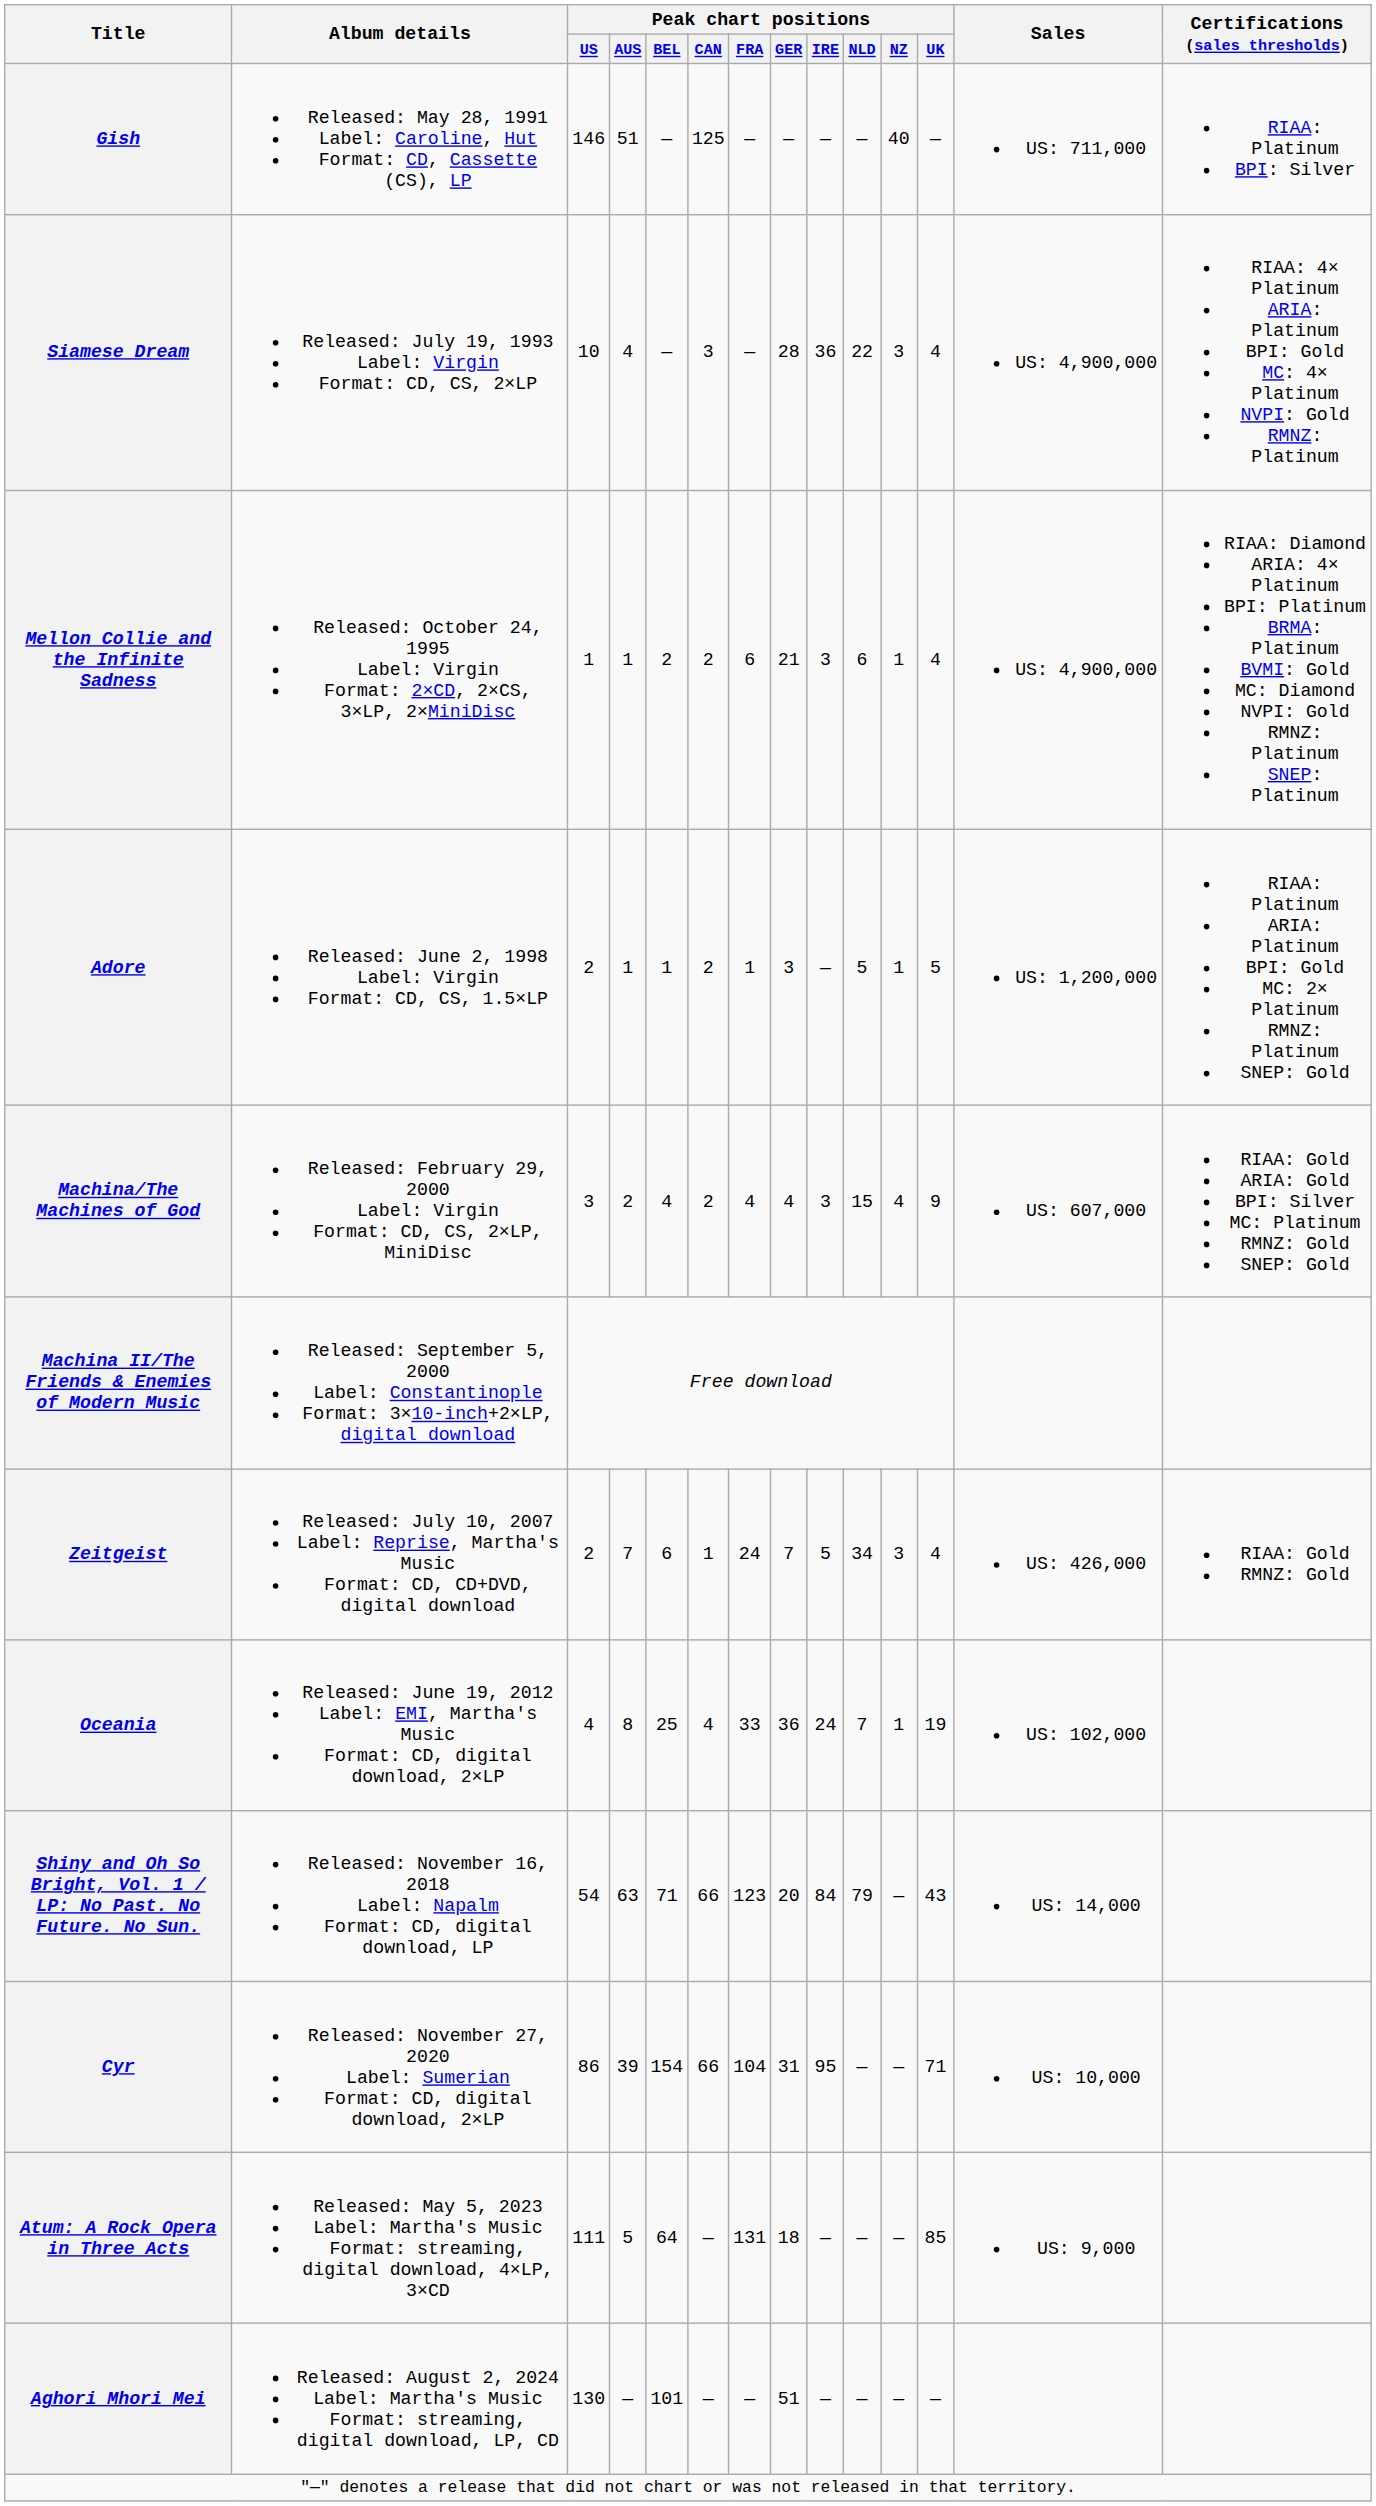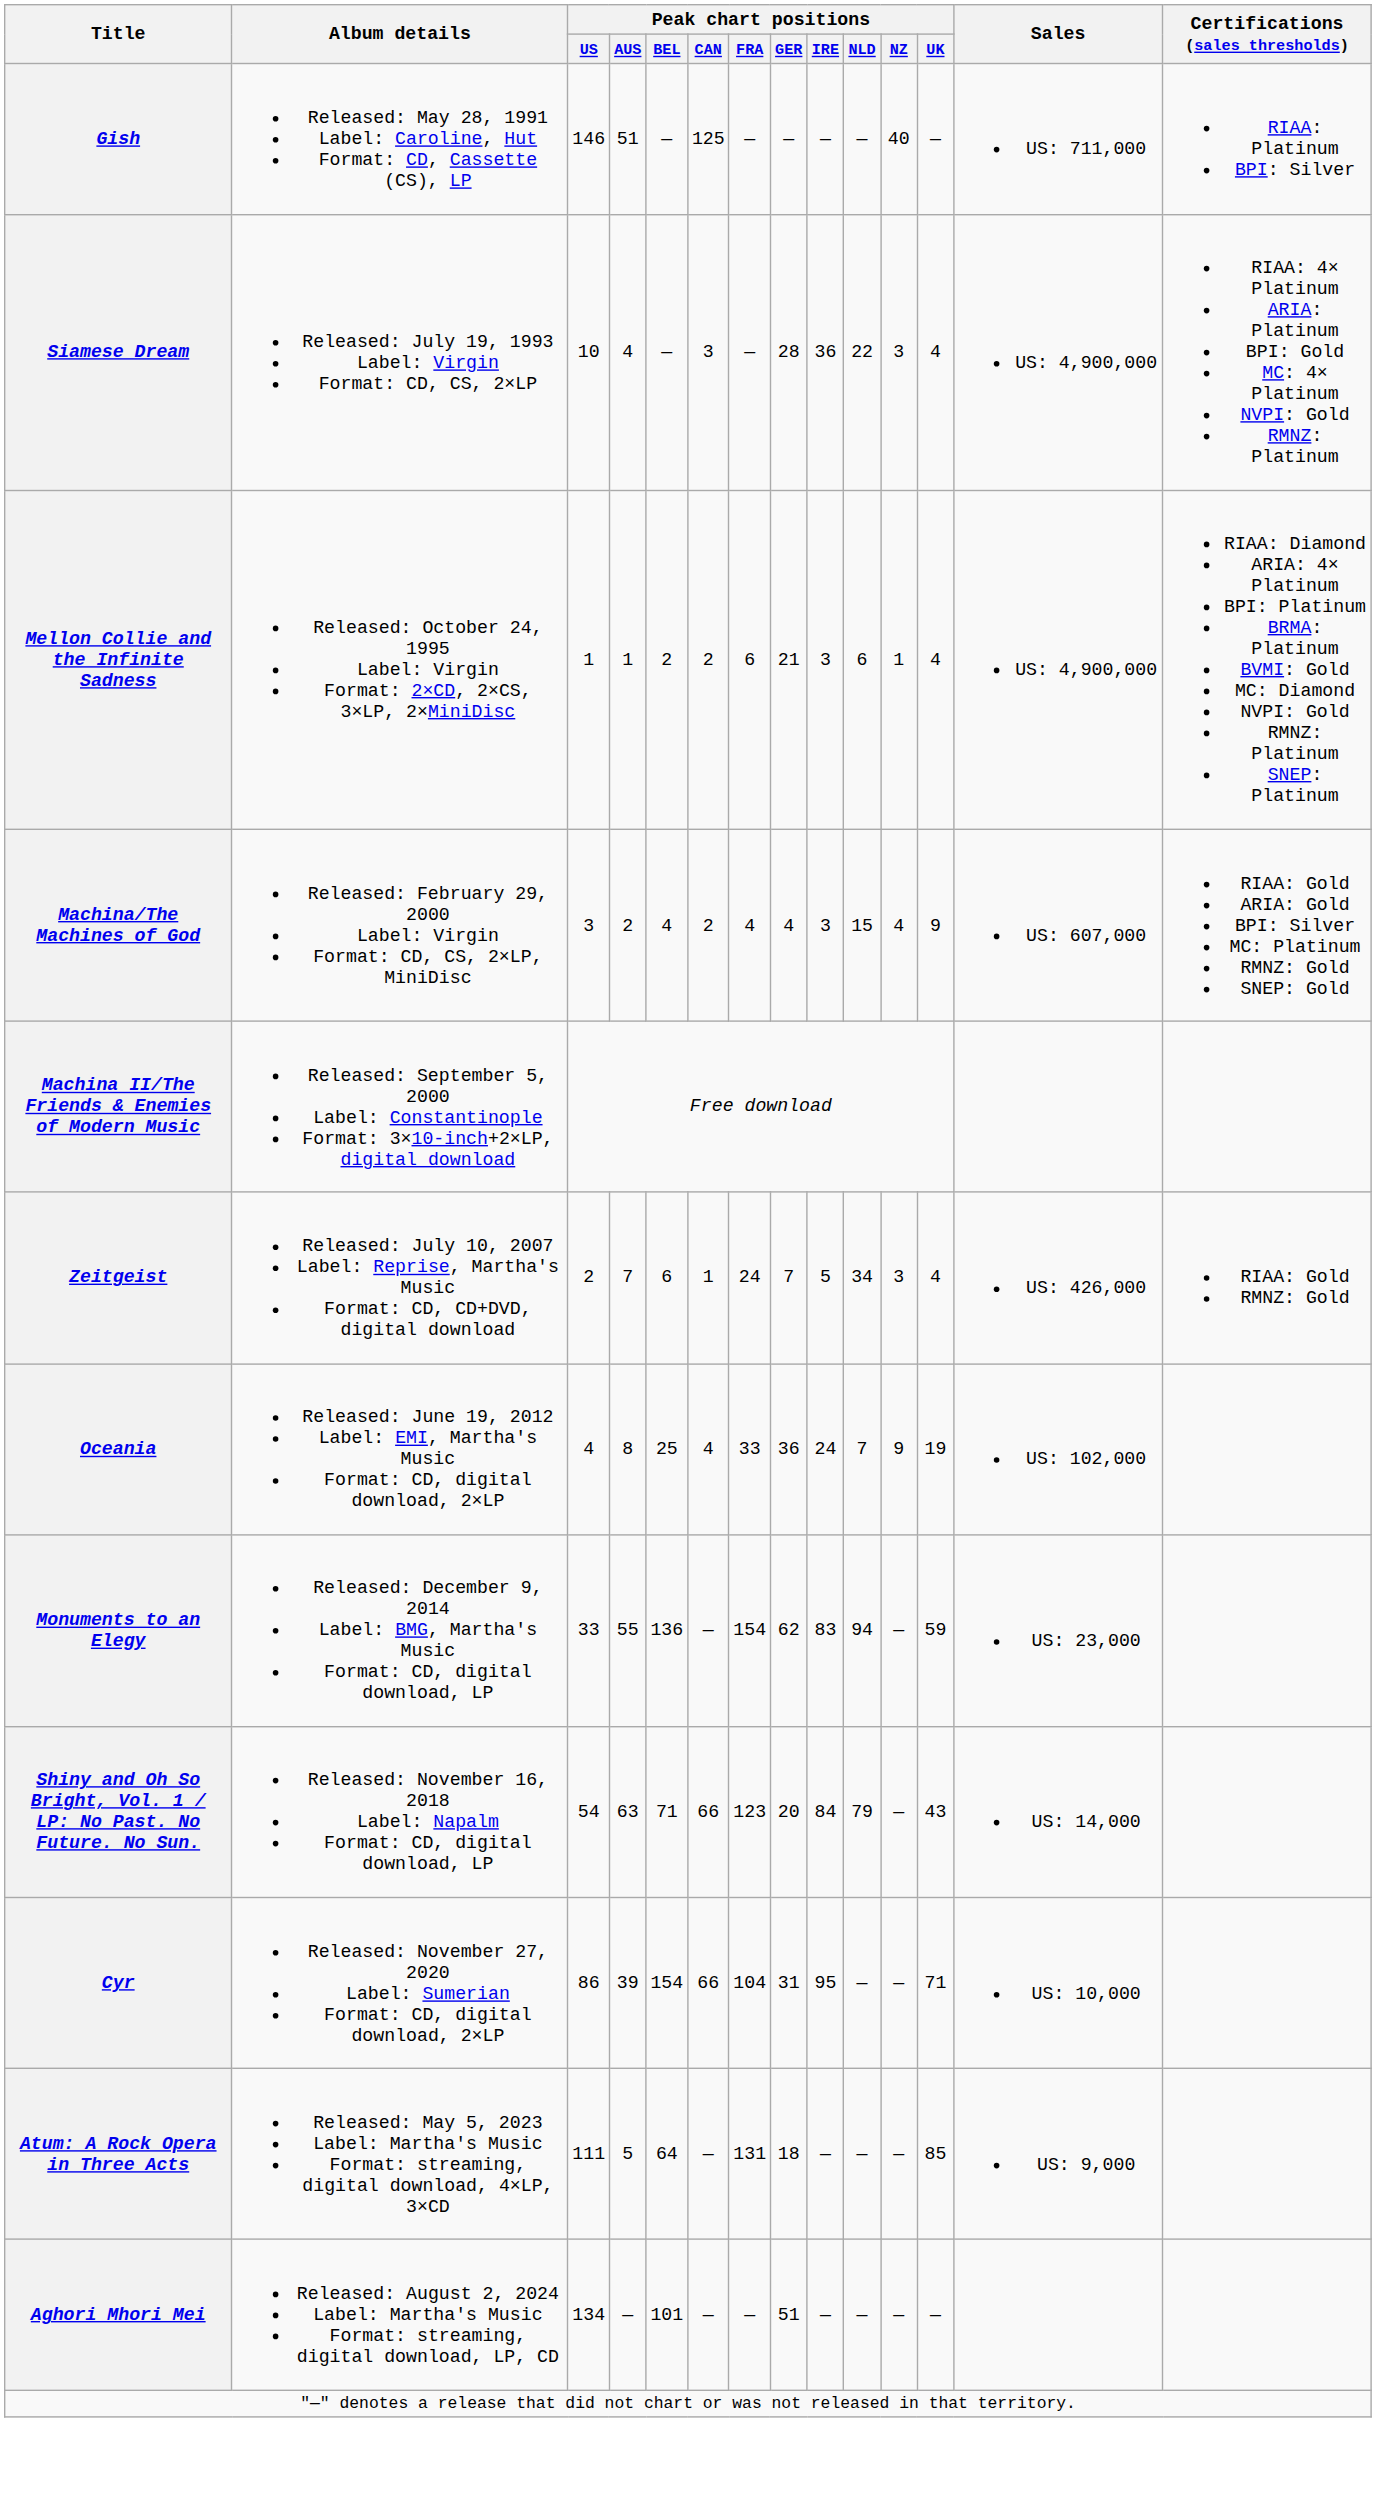- row: (118, 967)
(899, 1725) 1 -> (899, 1449) 9
+ row: (118, 1630)
(589, 2399) 130 -> (589, 2315) 134
